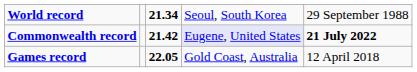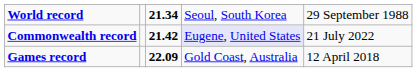(341, 35) bold -> (340, 35) normal
(163, 56) 22.05 -> (163, 56) 22.09
